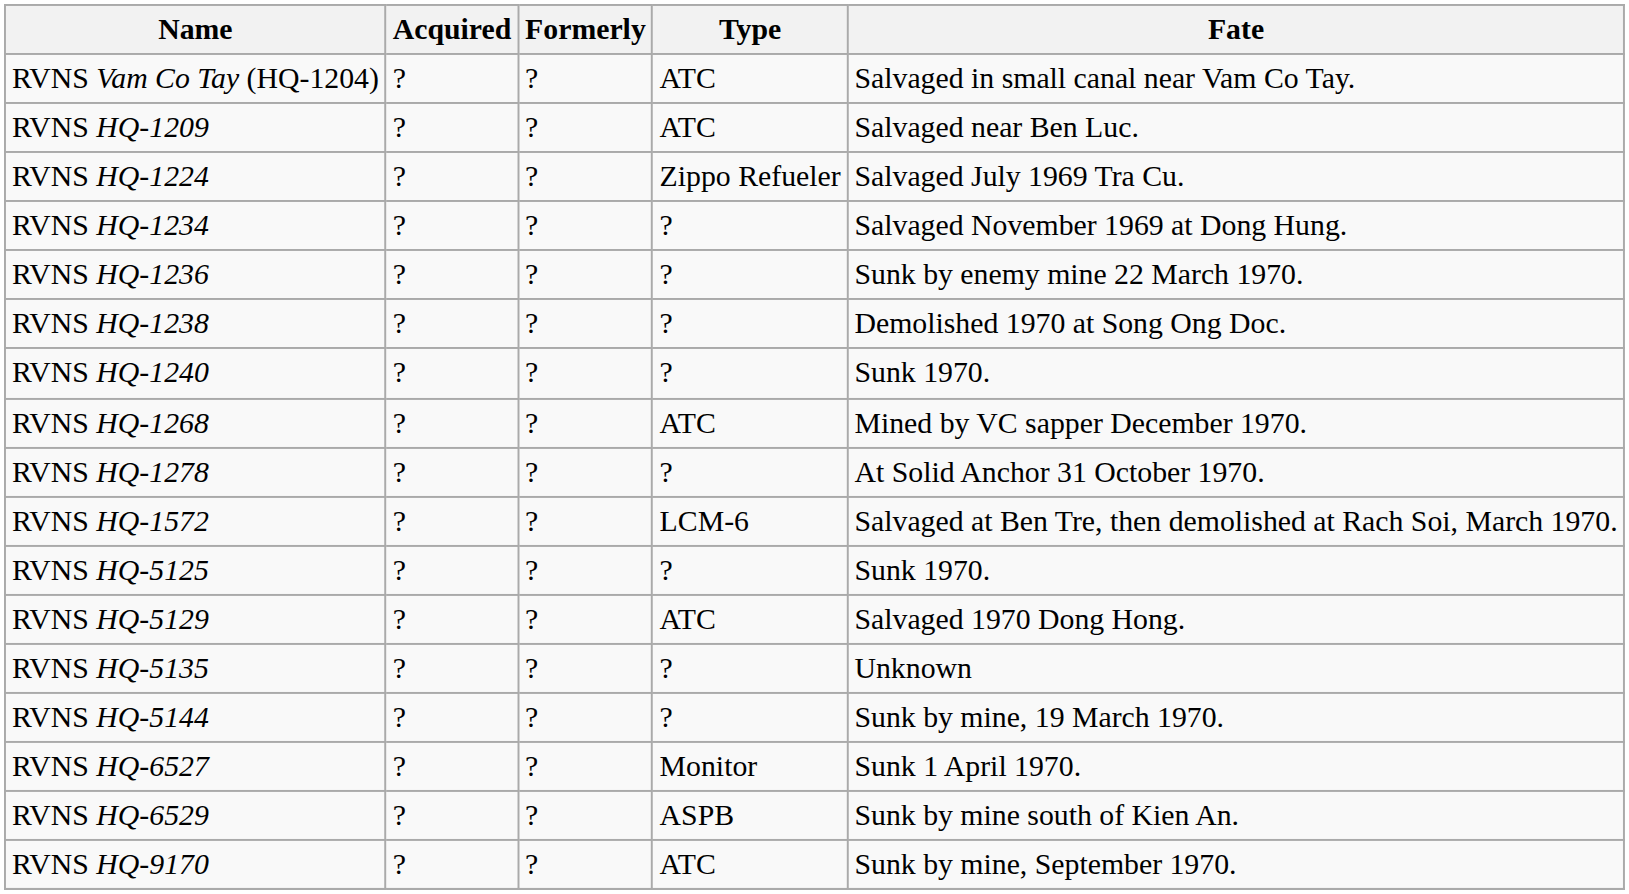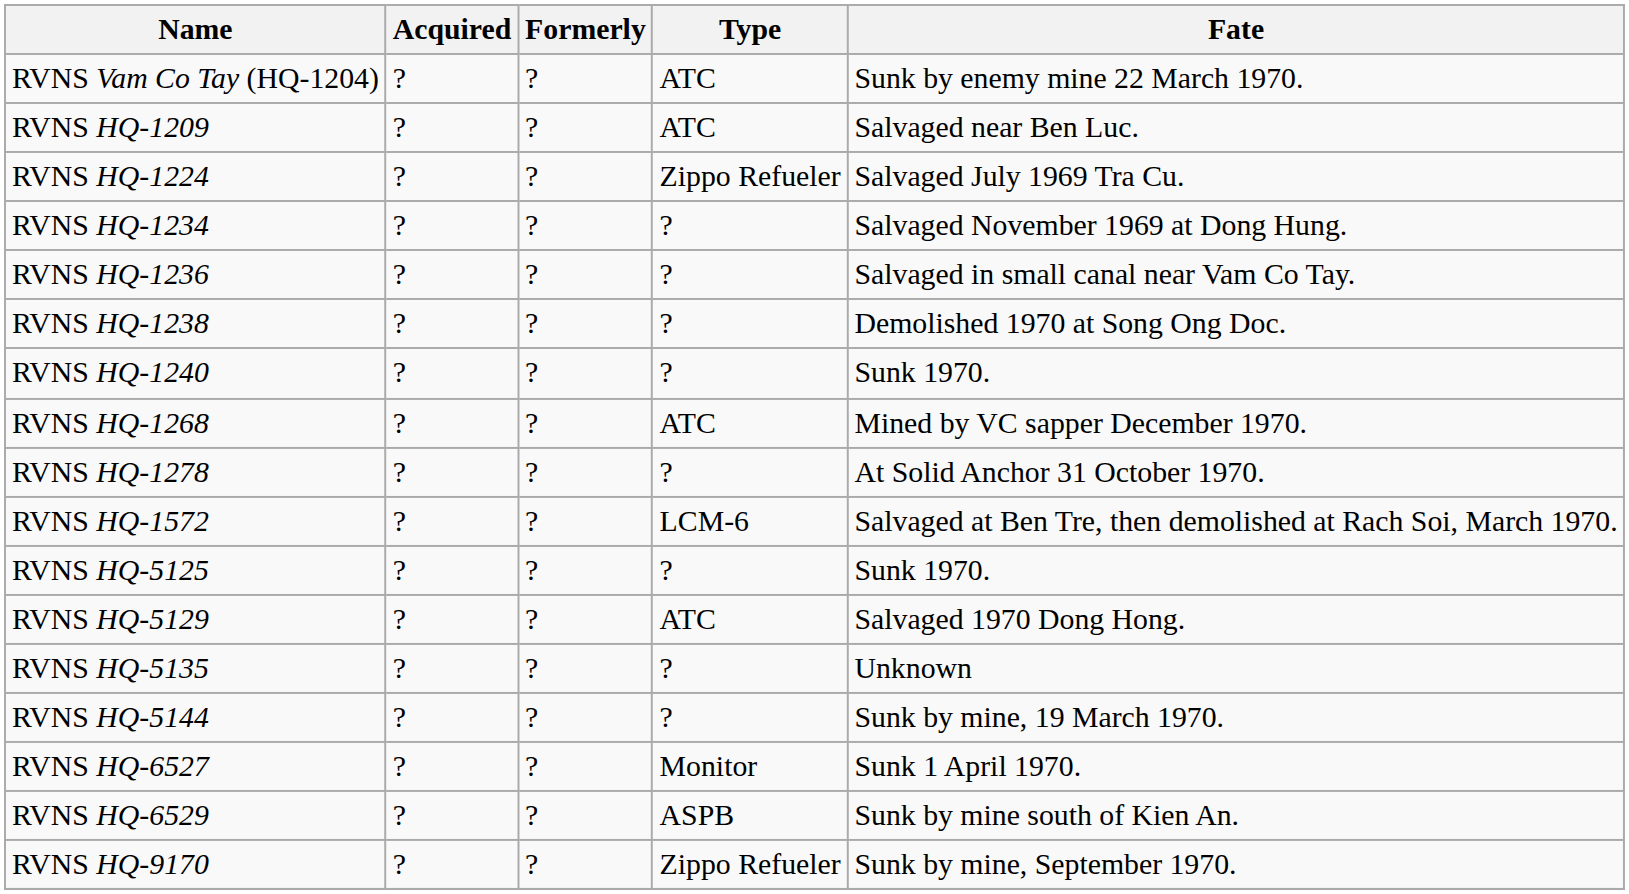(1105, 78) Salvaged in small canal near Vam Co Tay. -> (1079, 78) Sunk by enemy mine 22 March 1970.
(1079, 274) Sunk by enemy mine 22 March 1970. -> (1105, 274) Salvaged in small canal near Vam Co Tay.
(688, 864) ATC -> (750, 864) Zippo Refueler
